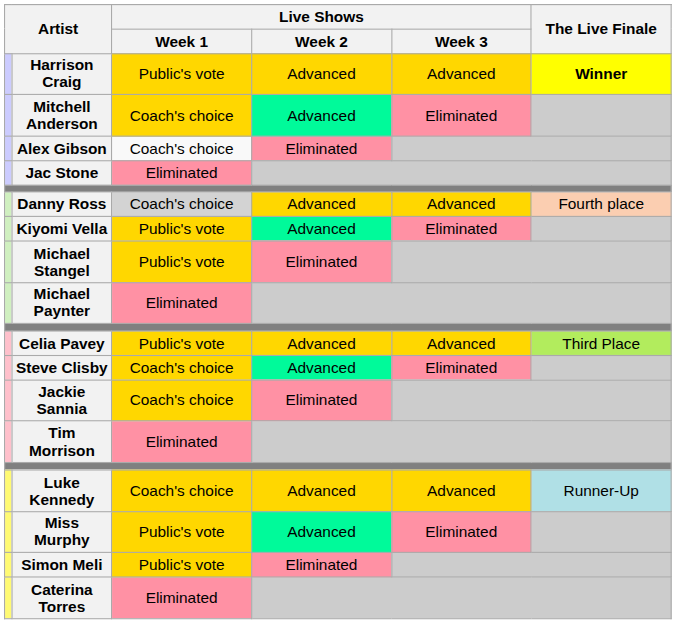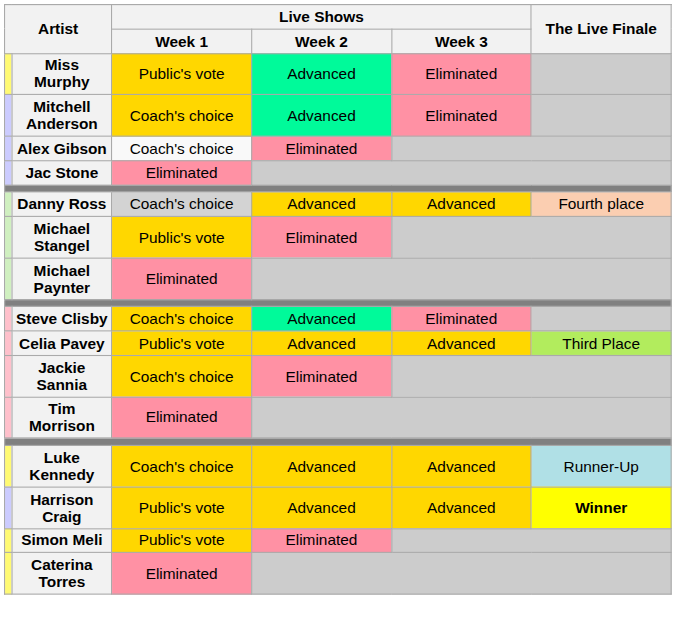rows swapped: (62, 74) <-> (62, 532)
- row: (62, 229)
rows swapped: (62, 343) <-> (62, 368)
